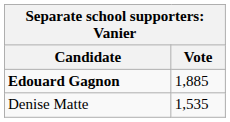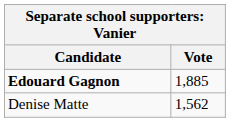(192, 104) 1,535 -> (192, 104) 1,562
